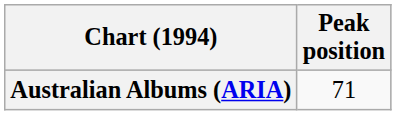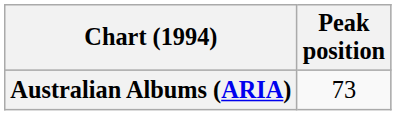(344, 89) 71 -> (344, 89) 73
